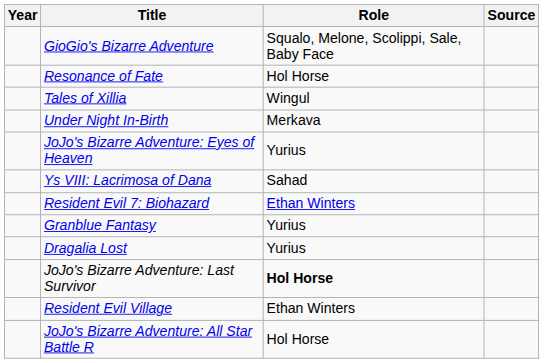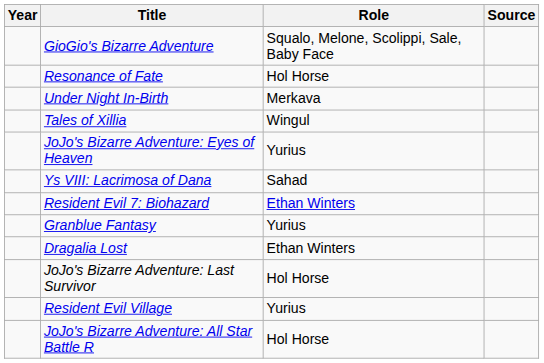rows swapped: (85, 98) <-> (106, 120)
(286, 248) Yurius -> (311, 248) Ethan Winters
(300, 278) bold -> (298, 278) normal
(311, 308) Ethan Winters -> (286, 308) Yurius
